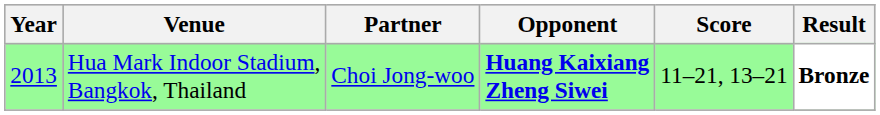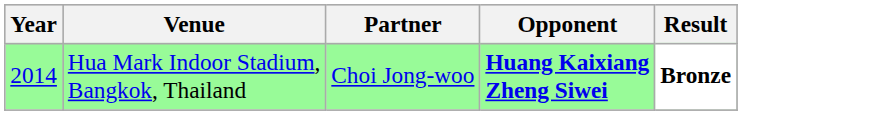- column: (724, 24)
(34, 76) 2013 -> (34, 76) 2014
